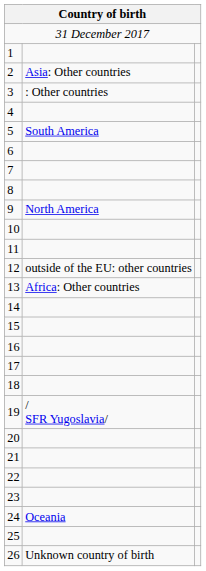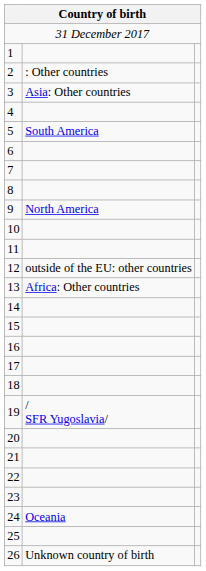(78, 72) Asia: Other countries -> (67, 72) : Other countries
(67, 92) : Other countries -> (78, 92) Asia: Other countries
